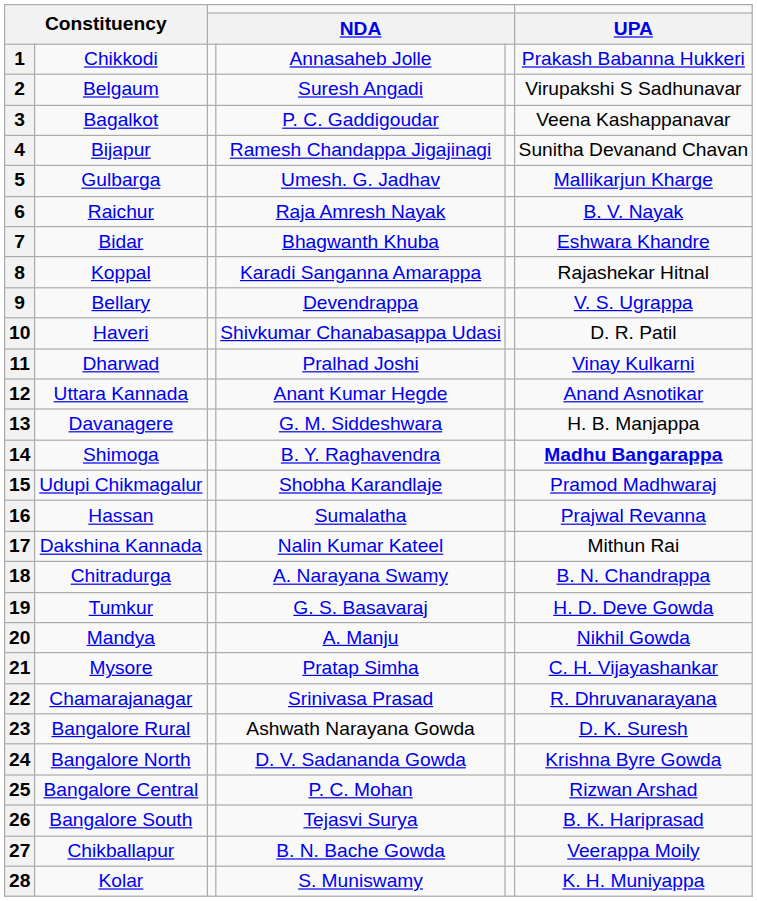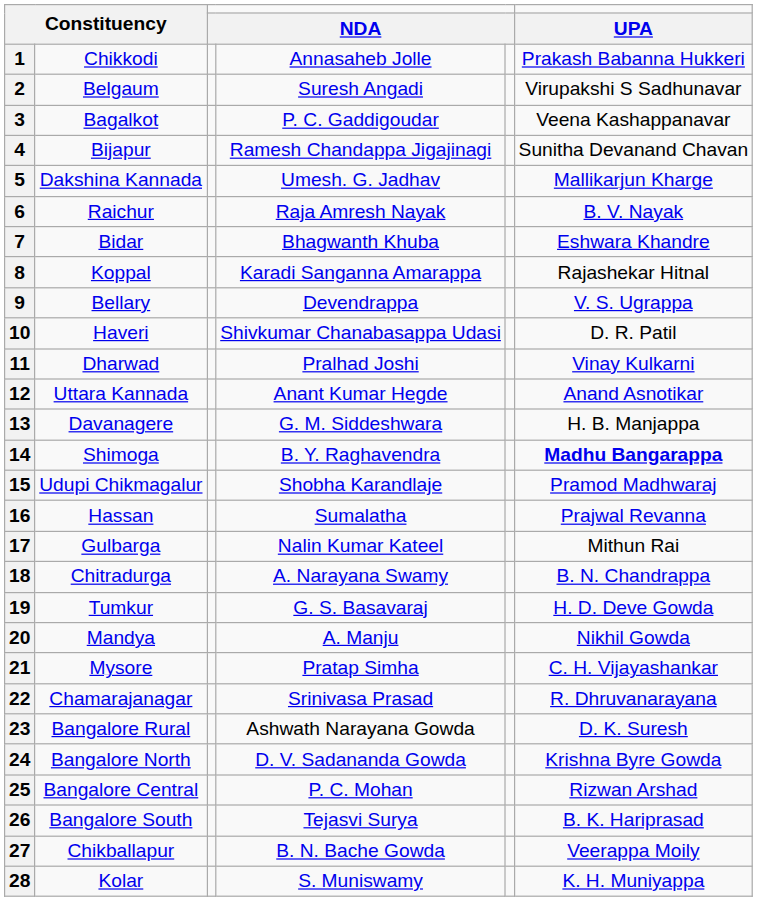(121, 180) Gulbarga -> (121, 180) Dakshina Kannada
(121, 546) Dakshina Kannada -> (121, 546) Gulbarga
